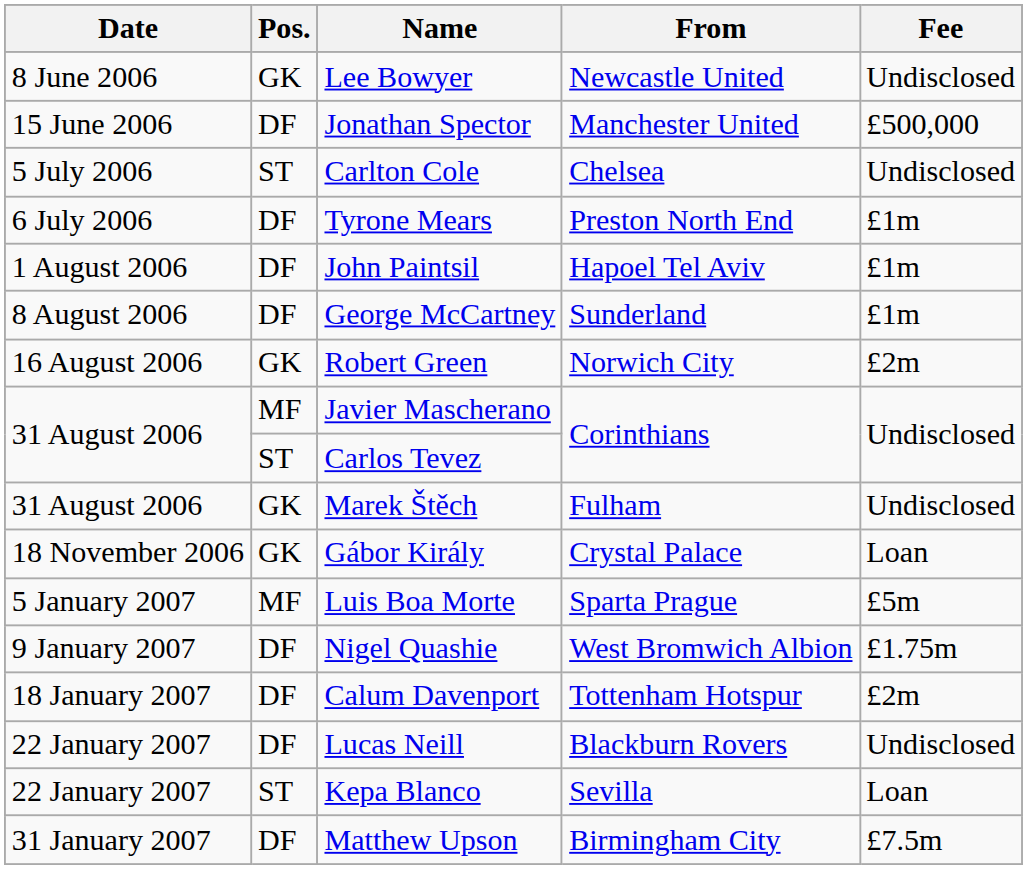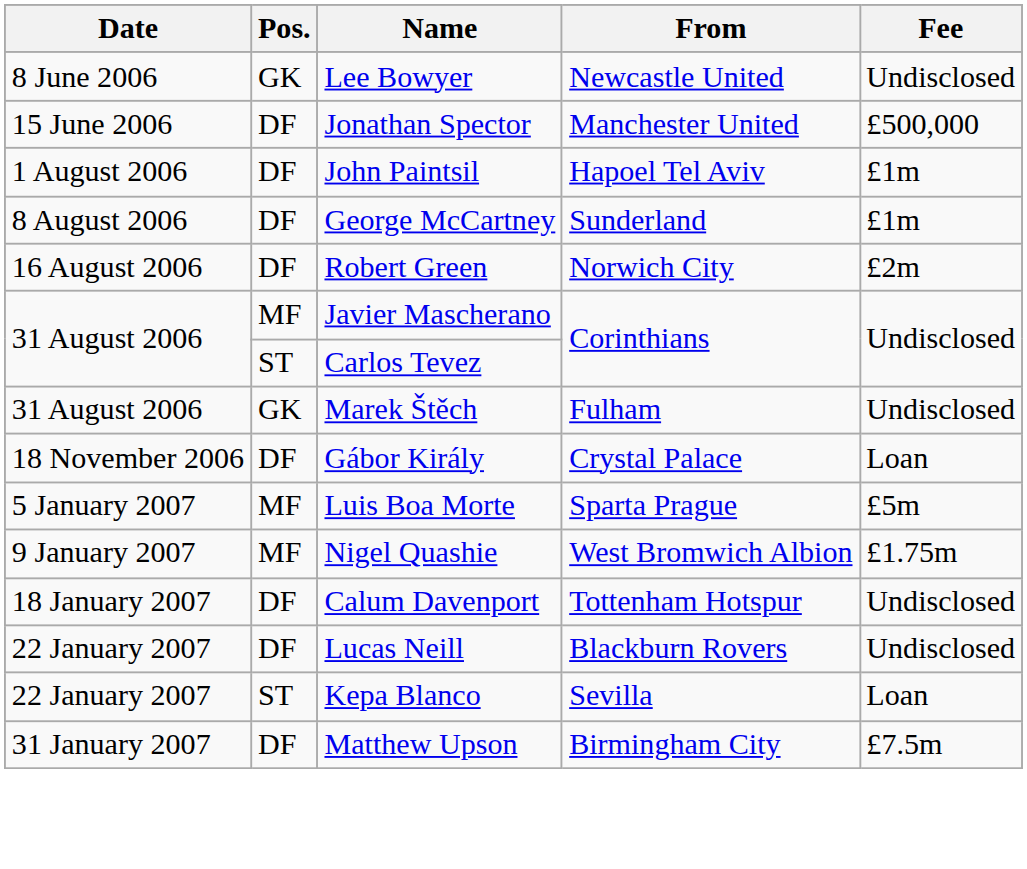- row: (402, 171)
- row: (408, 219)
(280, 362) GK -> (277, 266) DF
(280, 553) GK -> (277, 457) DF
(277, 648) DF -> (280, 553) MF
(893, 696) £2m -> (941, 600) Undisclosed
